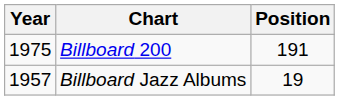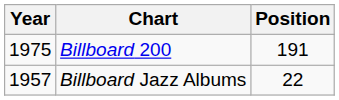(293, 79) 19 -> (293, 79) 22
